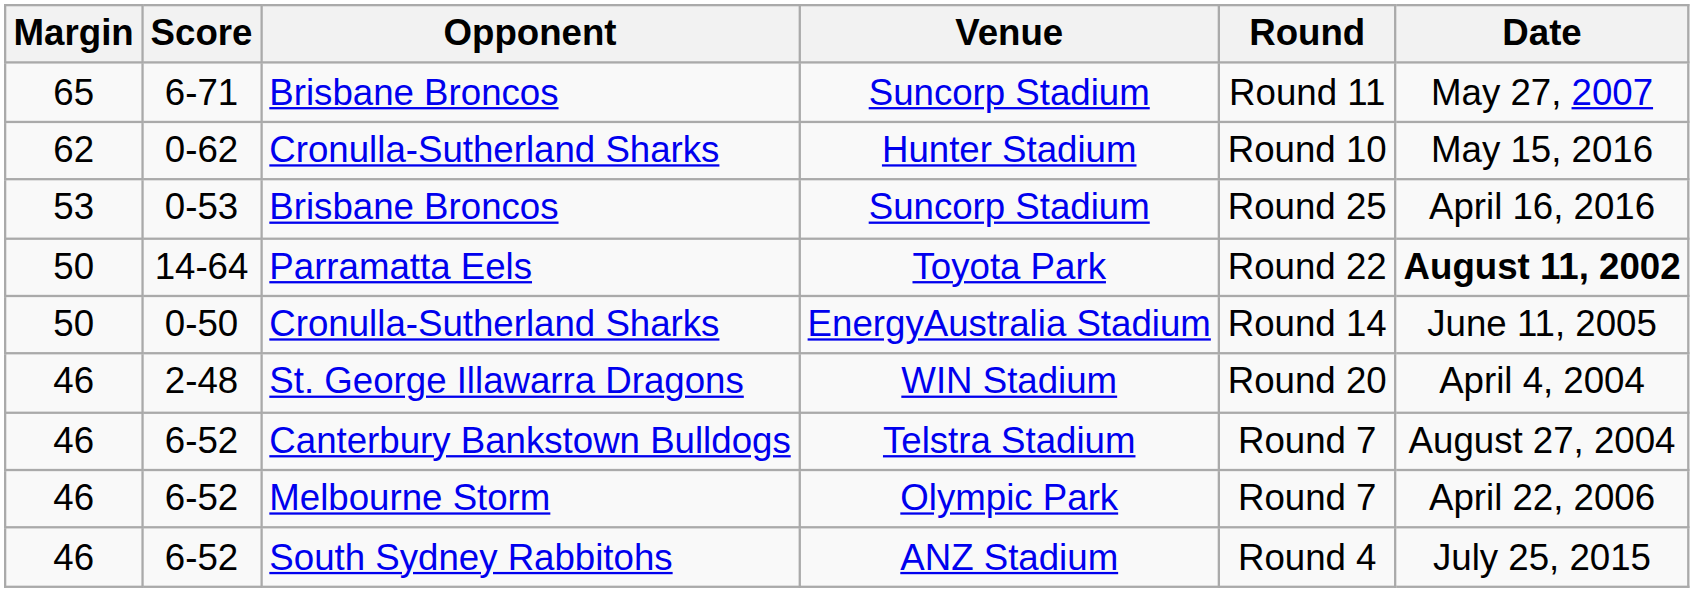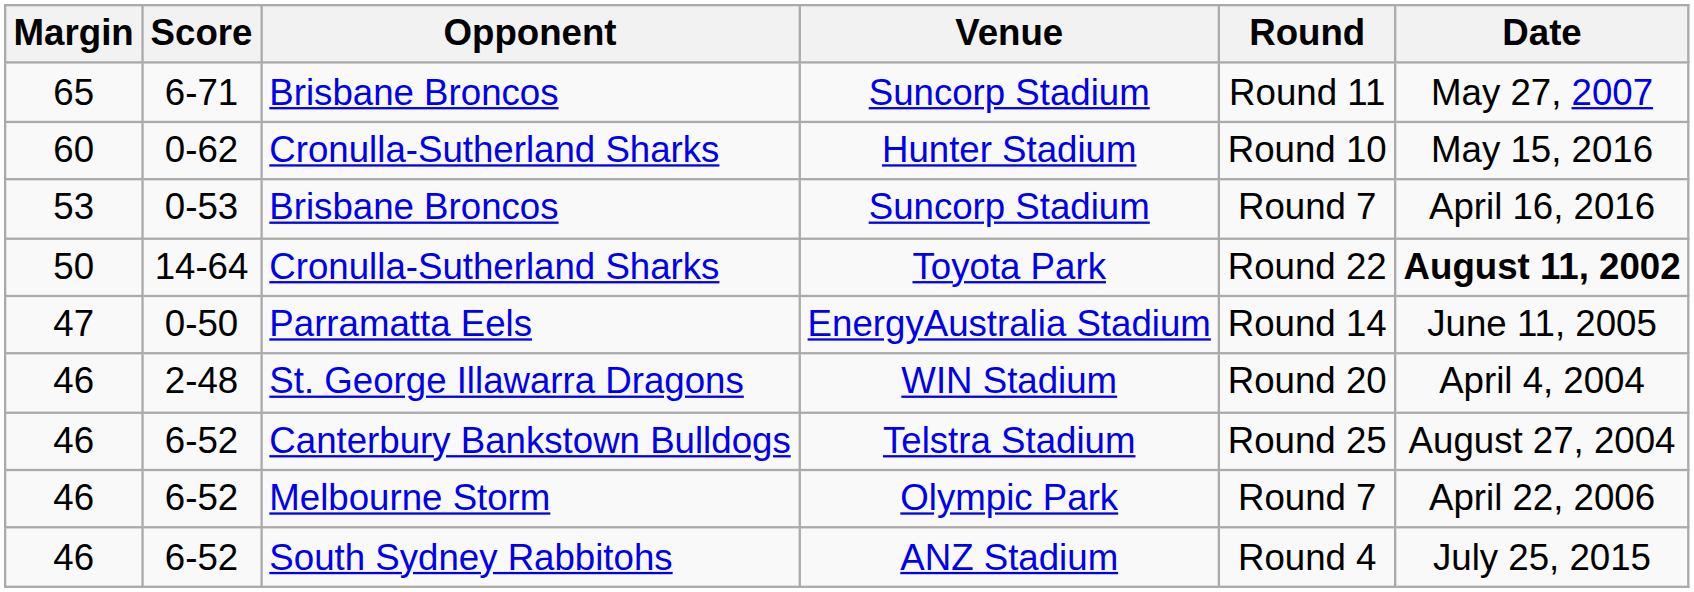(74, 149) 62 -> (74, 149) 60
(1307, 207) Round 25 -> (1307, 207) Round 7
(401, 265) Parramatta Eels -> (494, 265) Cronulla-Sutherland Sharks
(74, 324) 50 -> (74, 324) 47
(494, 324) Cronulla-Sutherland Sharks -> (401, 324) Parramatta Eels
(1307, 440) Round 7 -> (1307, 440) Round 25
